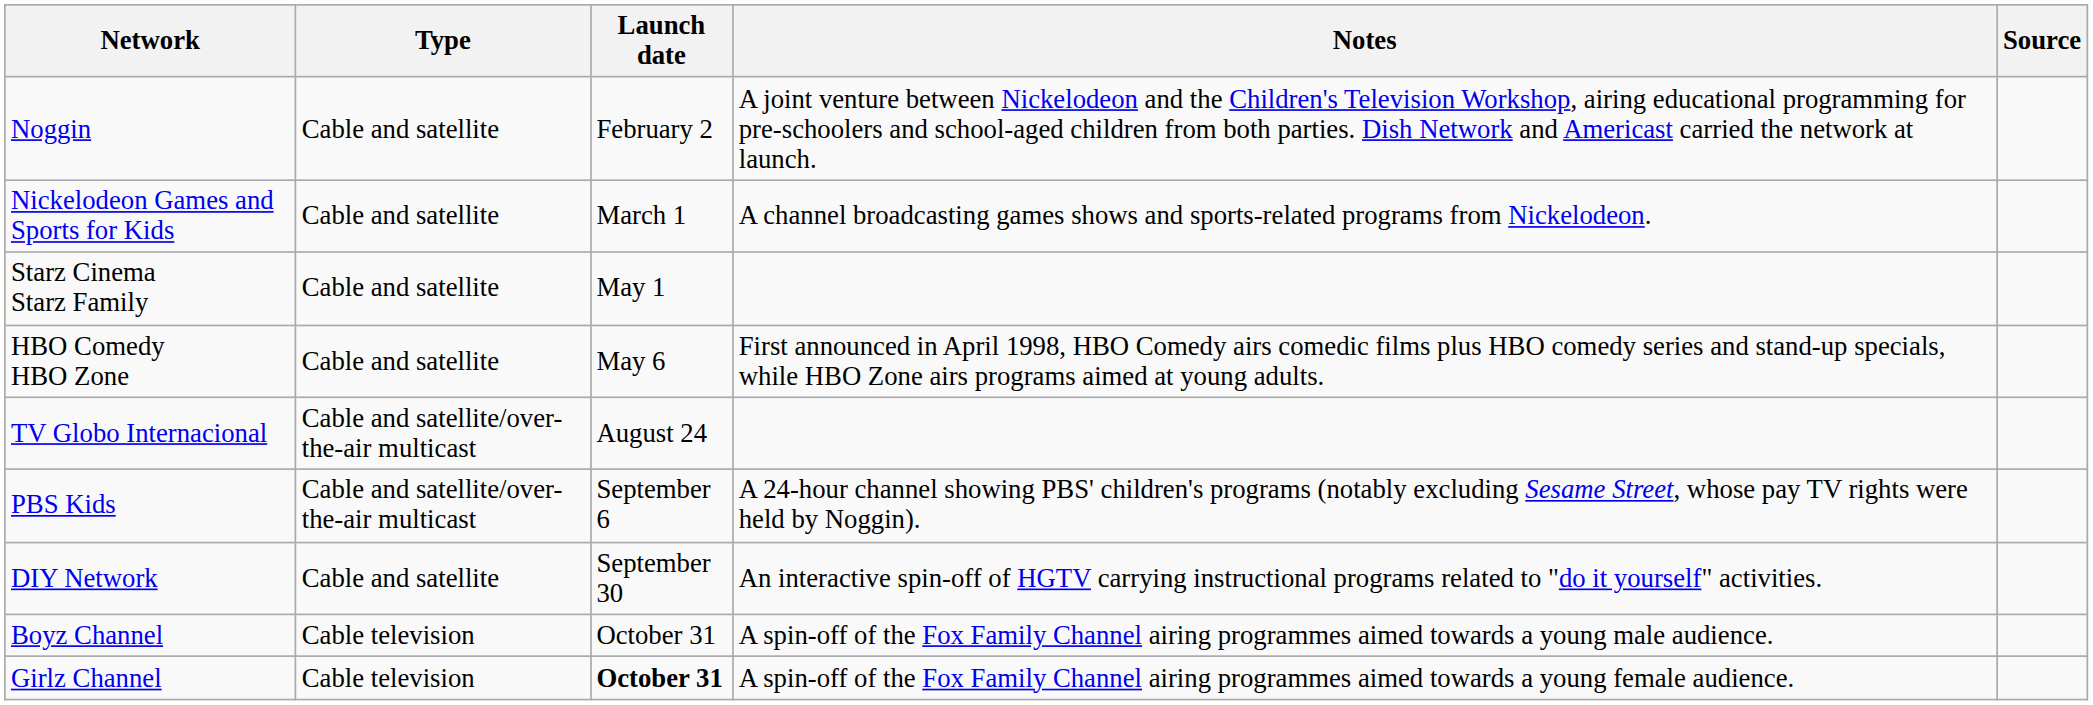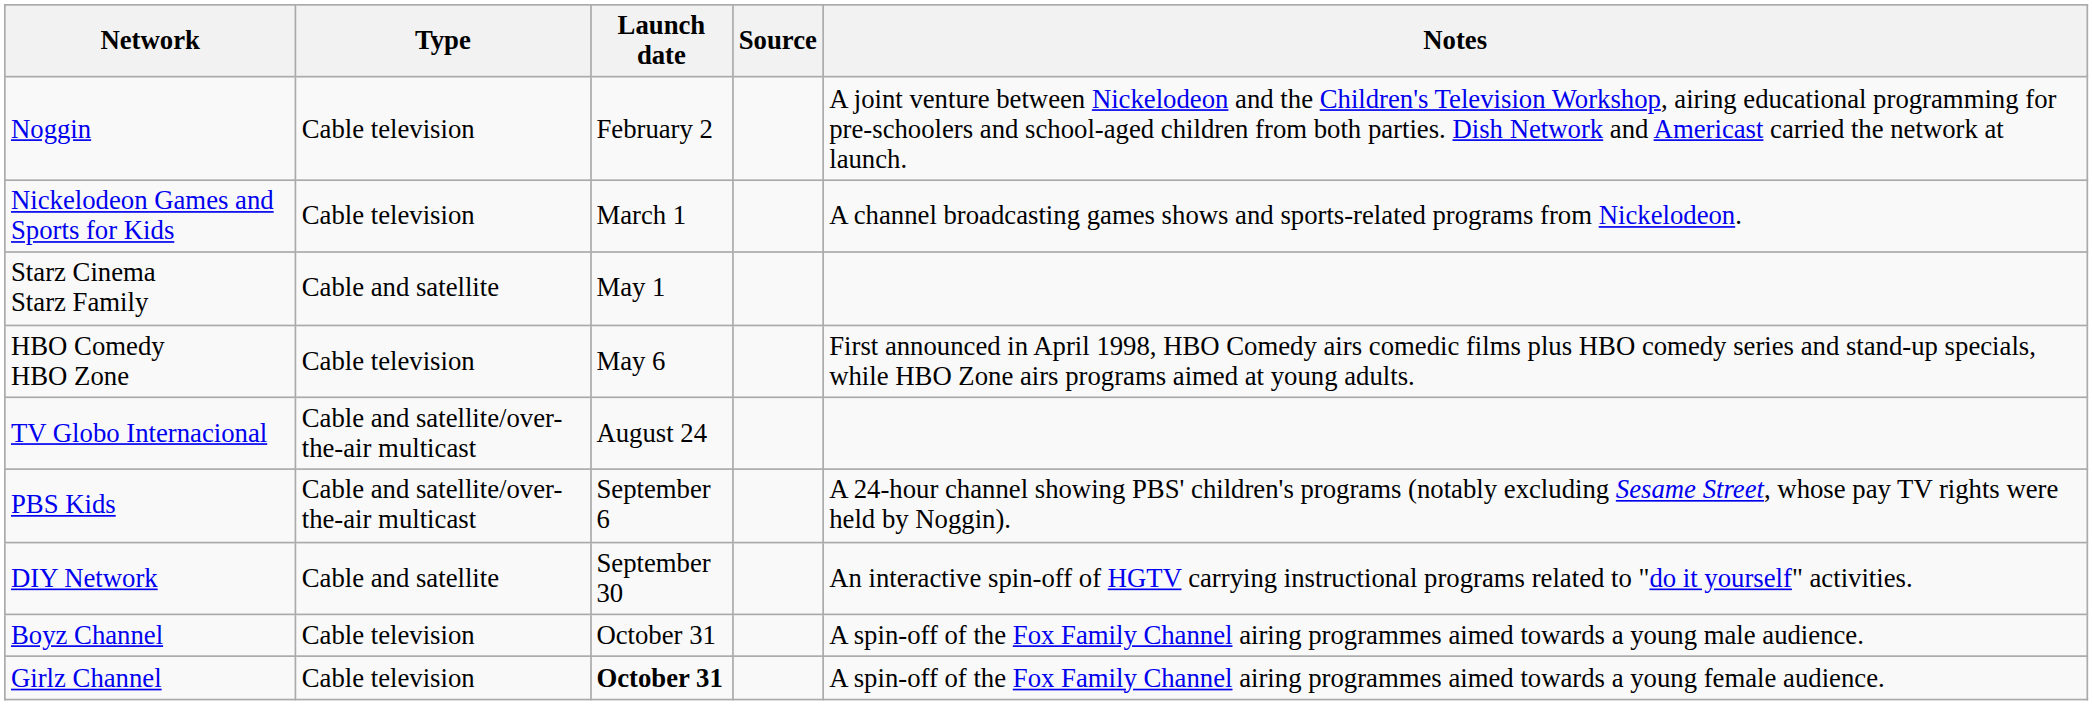columns swapped: (1365, 40) <-> (2042, 40)
(400, 128) Cable and satellite -> (388, 128) Cable television
(400, 215) Cable and satellite -> (388, 215) Cable television
(400, 360) Cable and satellite -> (388, 360) Cable television
